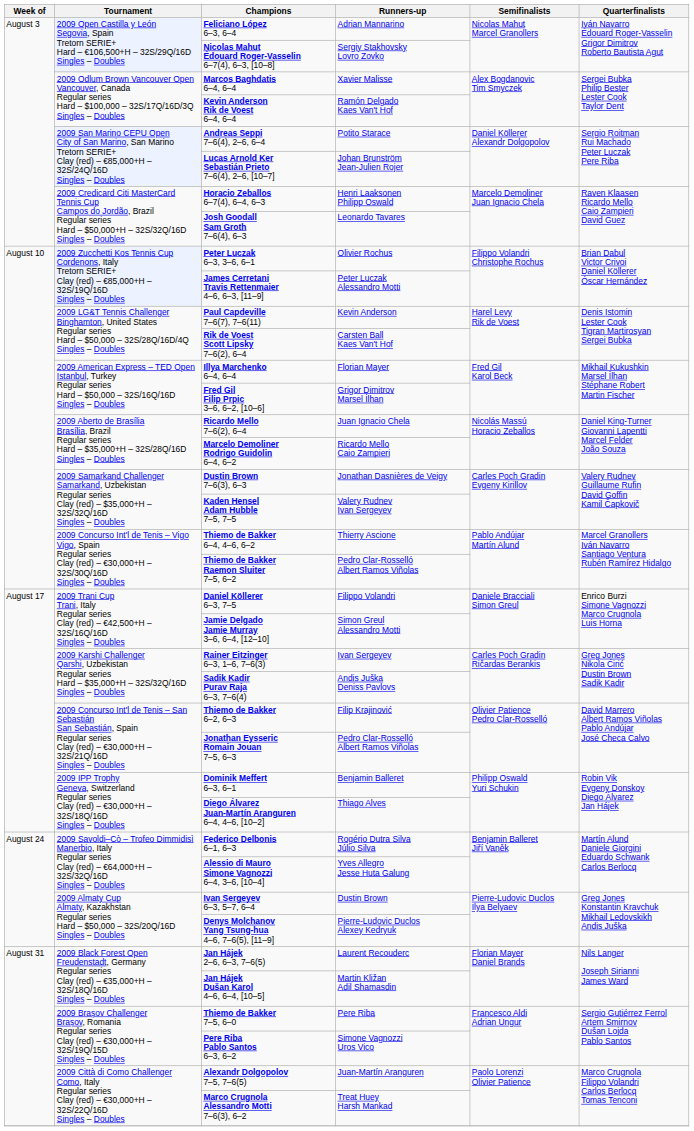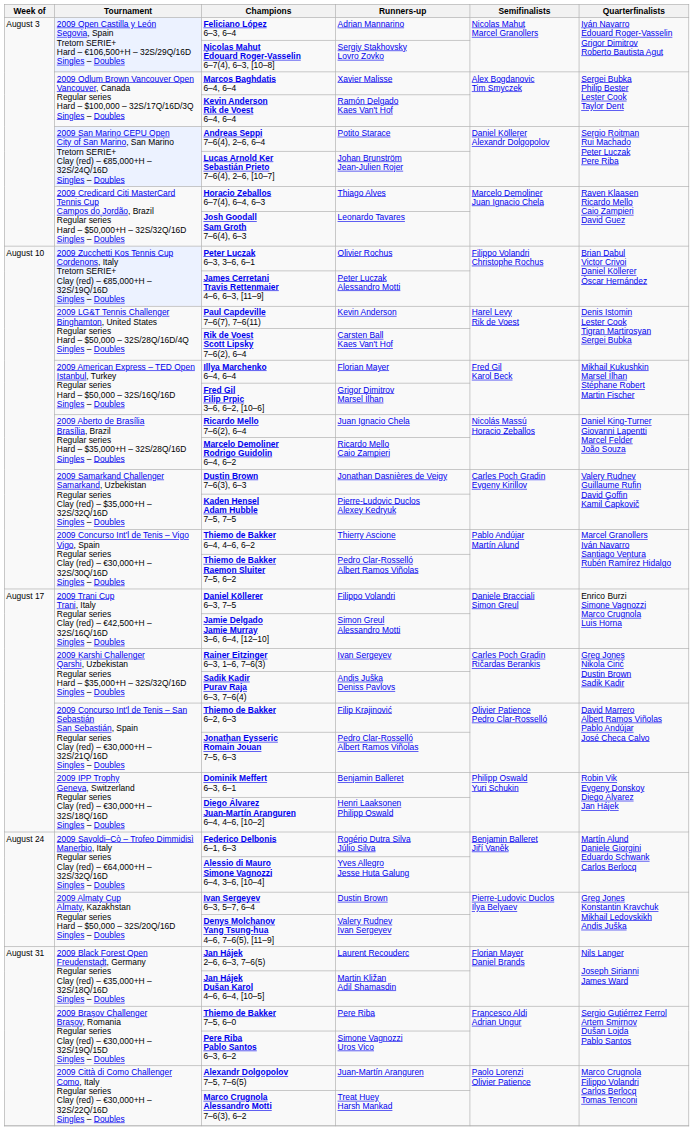(369, 197) Henri Laaksonen Philipp Oswald -> (362, 193) Thiago Alves
(365, 505) Valery Rudnev Ivan Sergeyev -> (379, 505) Pierre-Ludovic Duclos Alexey Kedryuk
(362, 803) Thiago Alves -> (369, 808) Henri Laaksonen Philipp Oswald
(379, 925) Pierre-Ludovic Duclos Alexey Kedryuk -> (365, 925) Valery Rudnev Ivan Sergeyev
